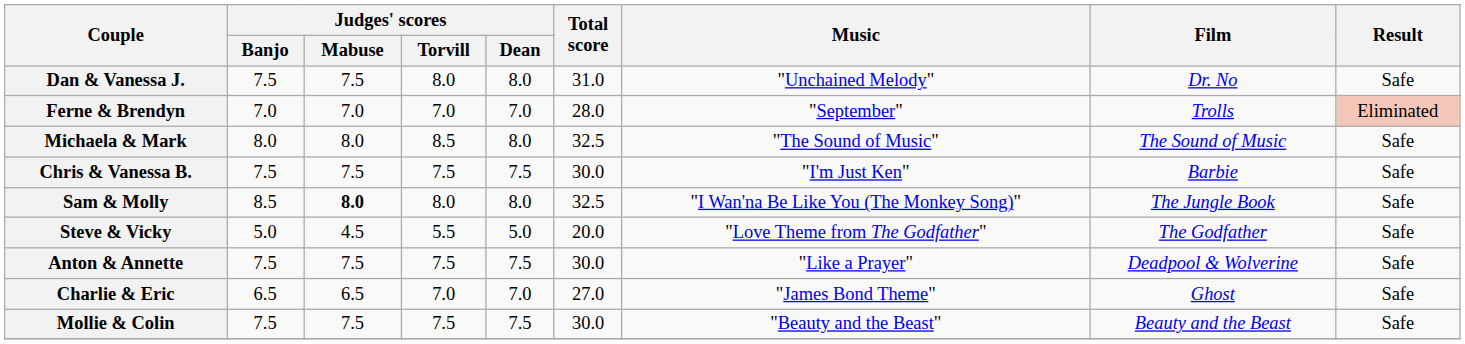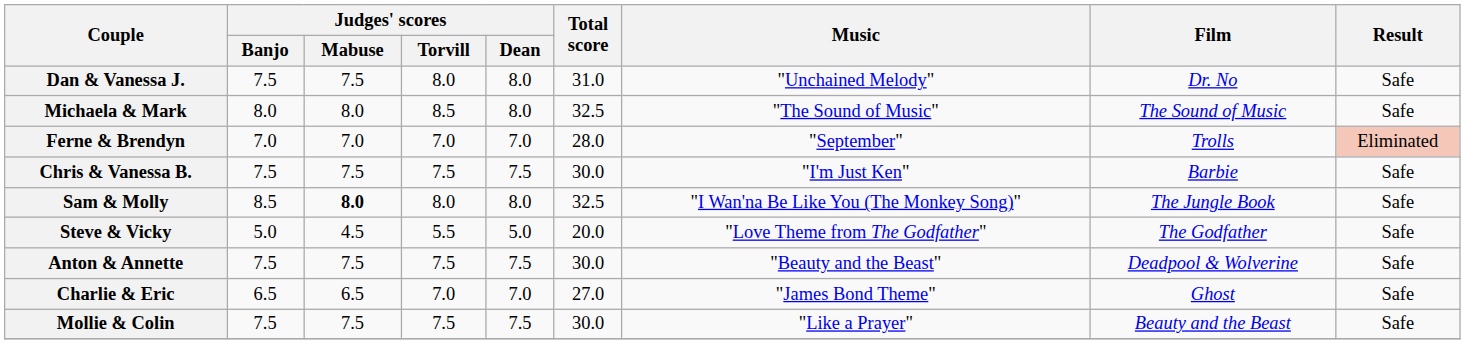rows swapped: (116, 111) <-> (116, 141)
(856, 263) "Like a Prayer" -> (856, 263) "Beauty and the Beast"
(856, 324) "Beauty and the Beast" -> (856, 324) "Like a Prayer"
